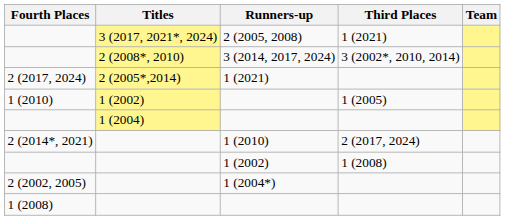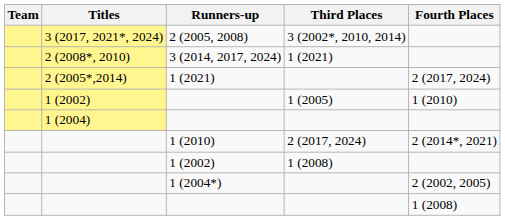columns swapped: (481, 15) <-> (50, 15)
(364, 36) 1 (2021) -> (346, 36) 3 (2002*, 2010, 2014)
(400, 57) 3 (2002*, 2010, 2014) -> (310, 57) 1 (2021)
